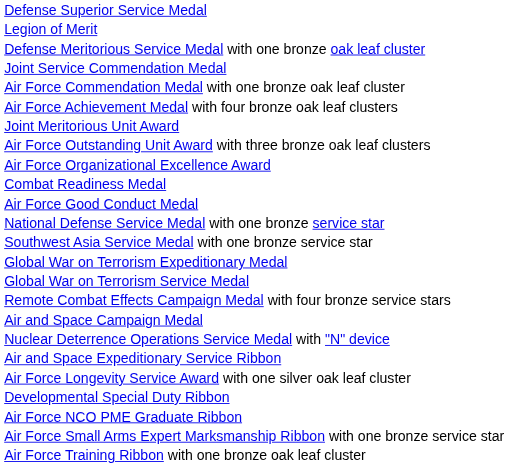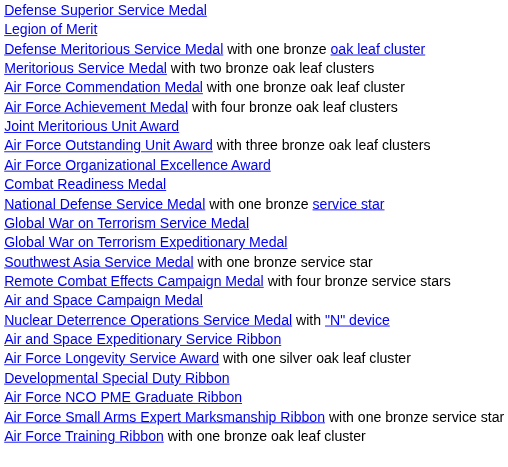+ row: (189, 68)
- row: (115, 68)
- row: (101, 204)
rows swapped: (188, 242) <-> (127, 281)
